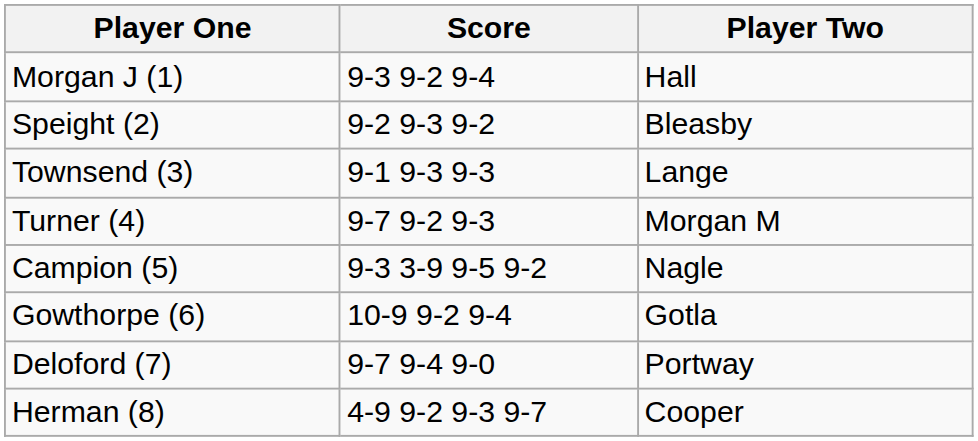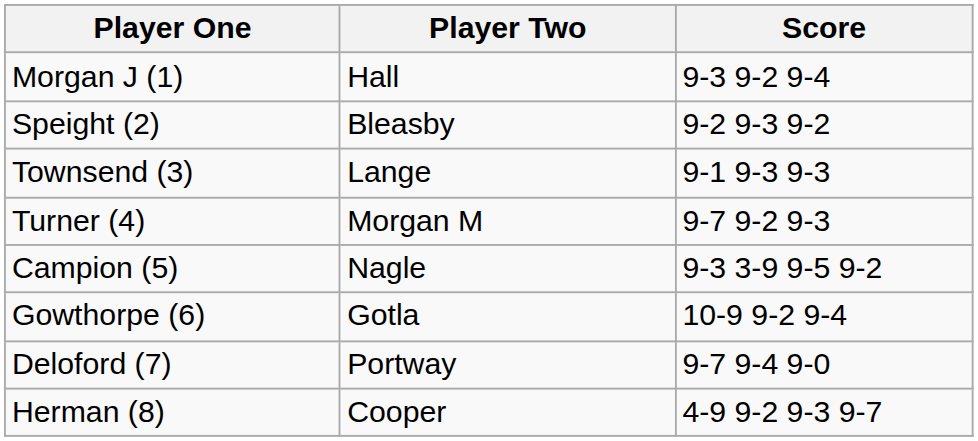columns swapped: (805, 28) <-> (489, 28)
